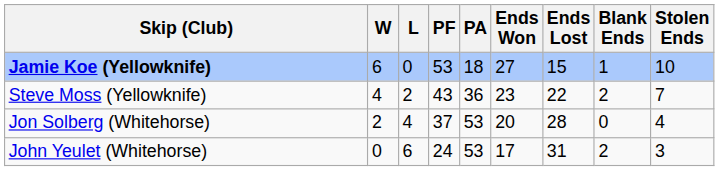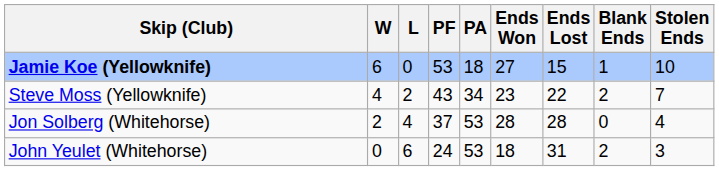(474, 94) 36 -> (474, 94) 34
(505, 123) 20 -> (505, 123) 28
(505, 151) 17 -> (505, 151) 18
